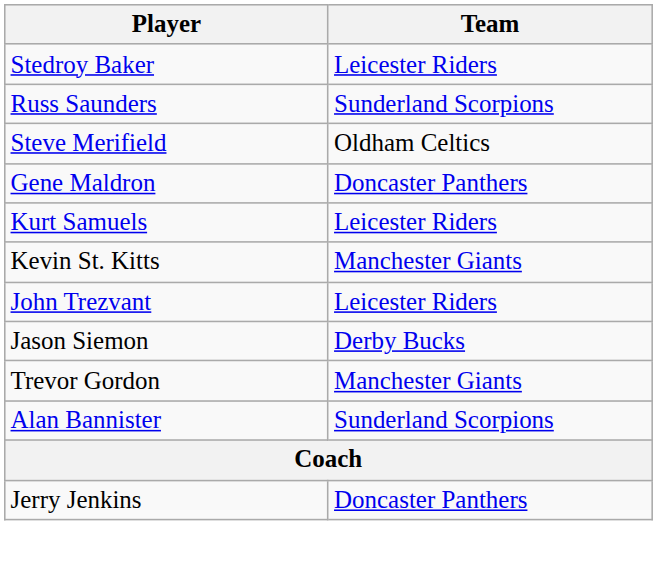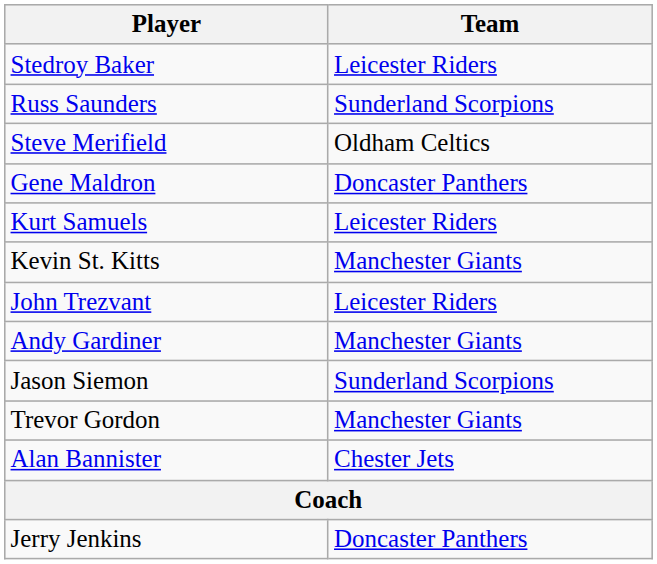+ row: (86, 340)
(400, 340) Derby Bucks -> (444, 380) Sunderland Scorpions
(444, 420) Sunderland Scorpions -> (394, 459) Chester Jets
